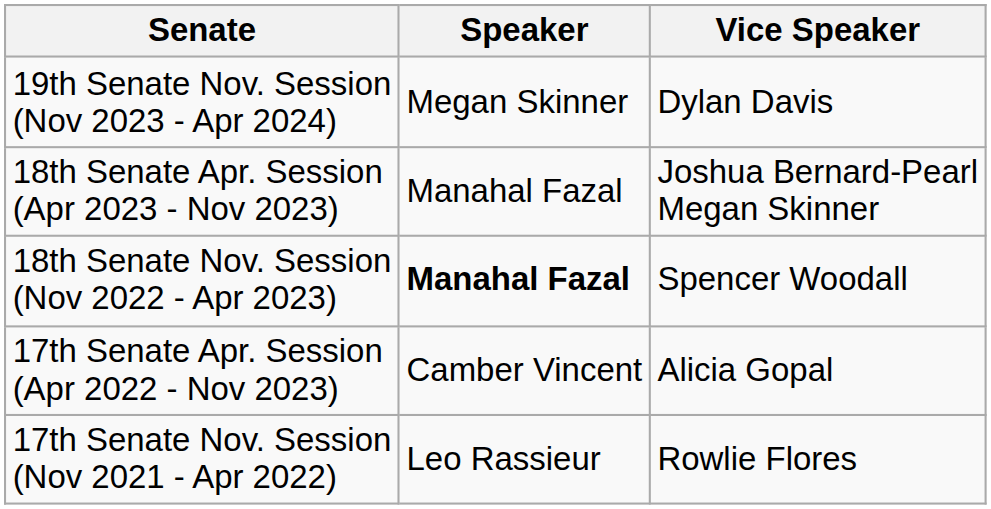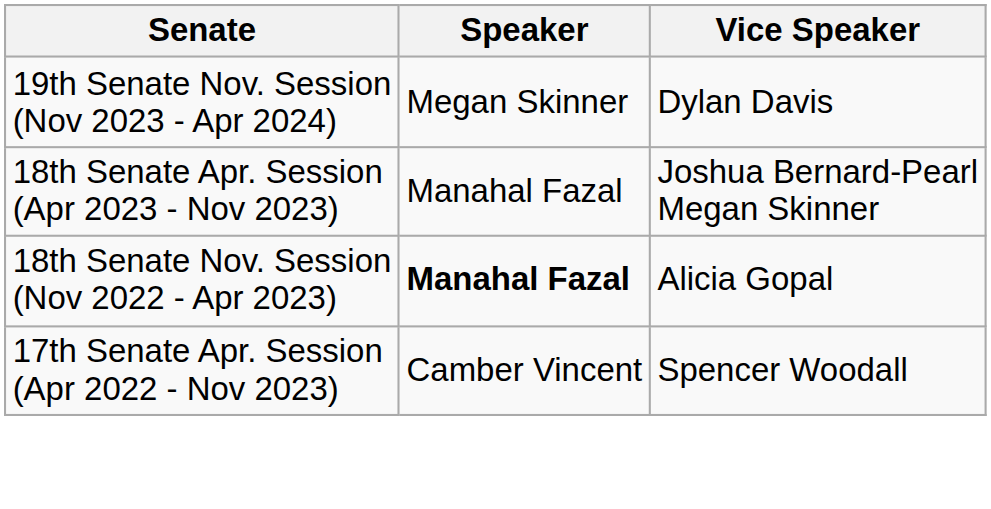(783, 280) Spencer Woodall -> (745, 280) Alicia Gopal
(745, 369) Alicia Gopal -> (783, 369) Spencer Woodall
- row: (202, 458)
